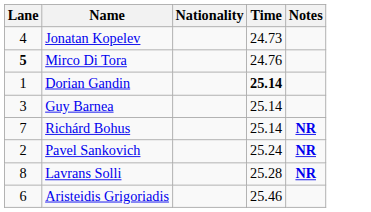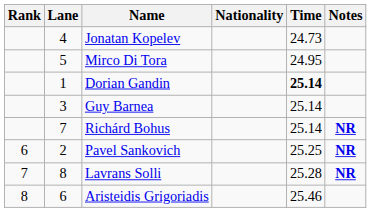+ column: (24, 15)
(23, 60) bold -> (63, 60) normal
(266, 60) 24.76 -> (306, 60) 24.95
(266, 151) 25.24 -> (306, 151) 25.25
